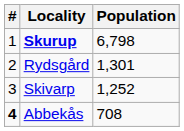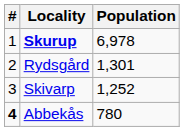(116, 41) 6,798 -> (116, 41) 6,978
(109, 114) 708 -> (109, 114) 780
